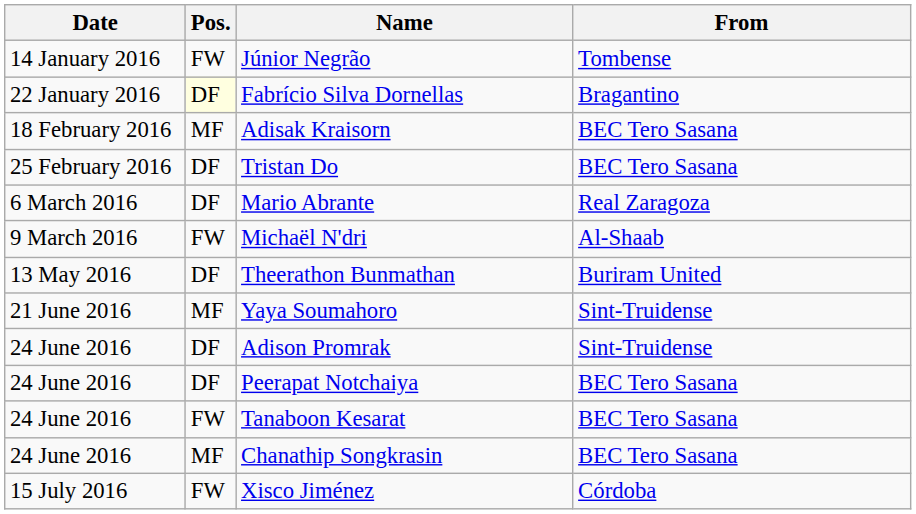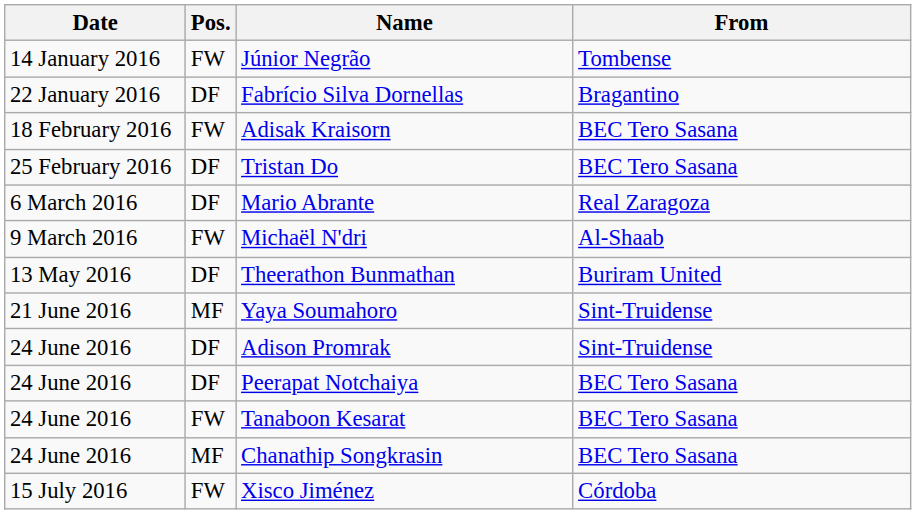(205, 94) lightyellow background -> (205, 94) no background
(207, 130) MF -> (208, 130) FW
